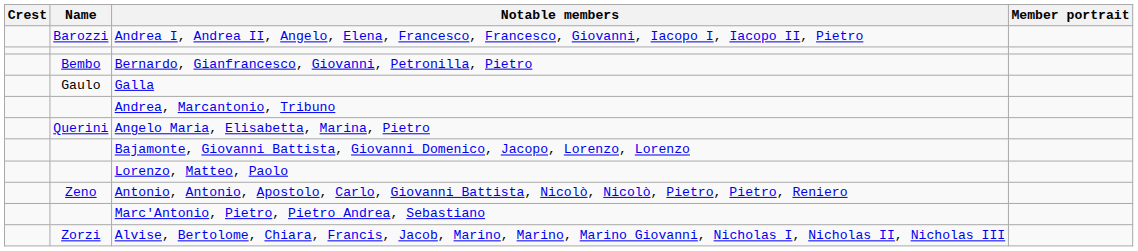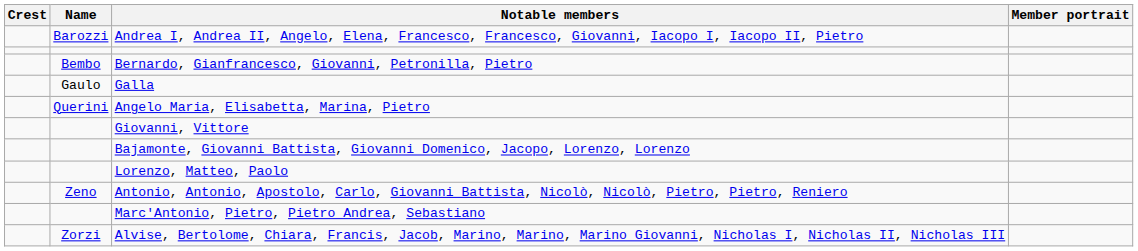- row: (225, 107)
+ row: (182, 128)
